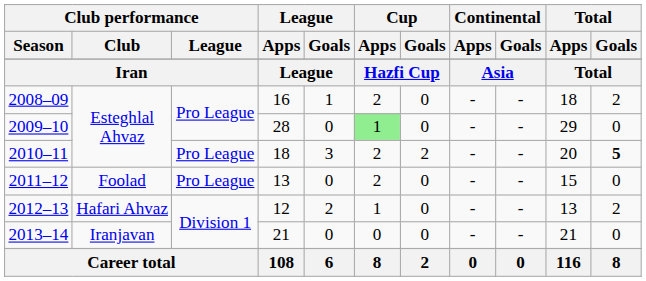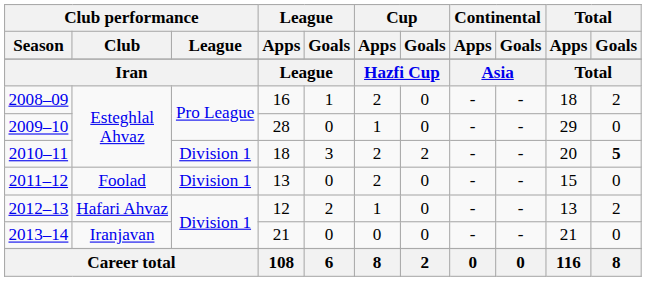(377, 126) lightgreen background -> (377, 126) no background
(215, 153) Pro League -> (215, 153) Division 1
(215, 180) Pro League -> (215, 180) Division 1
